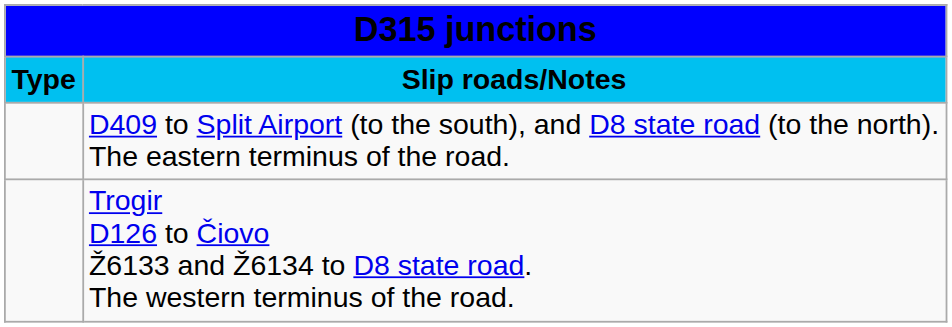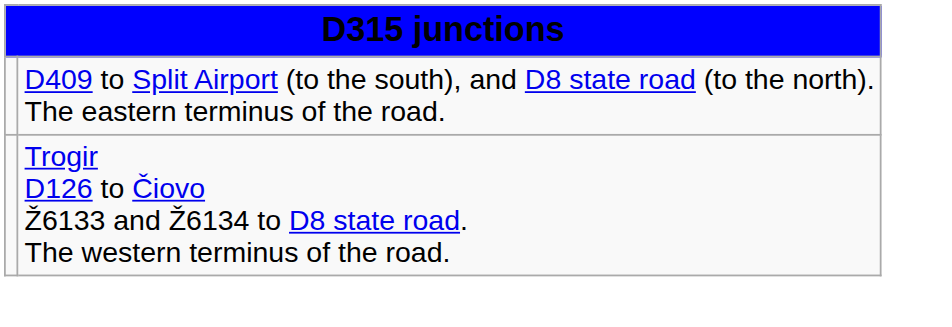- row: (514, 79)
